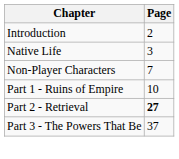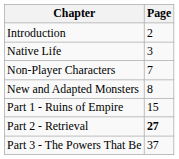+ row: (73, 88)
(153, 88) 10 -> (153, 107) 15
